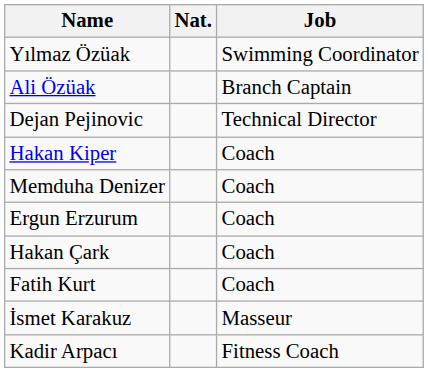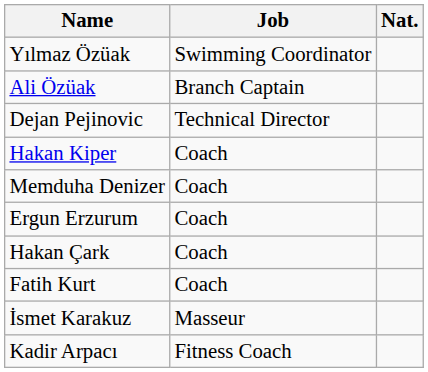columns swapped: (193, 20) <-> (320, 20)
